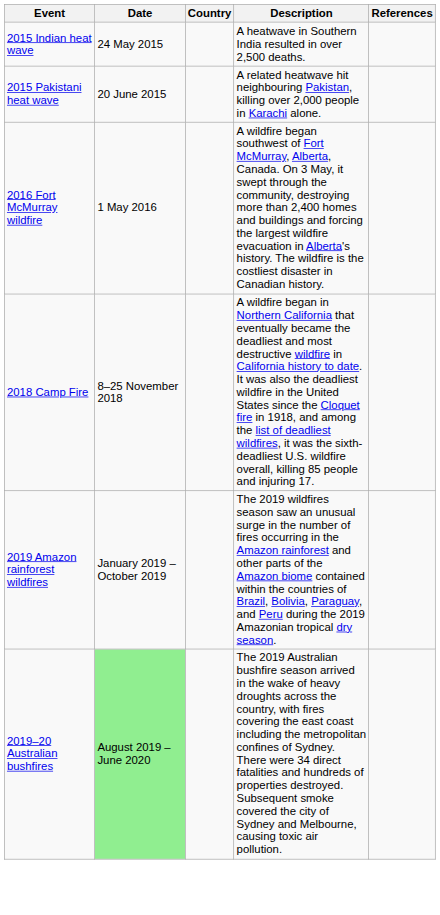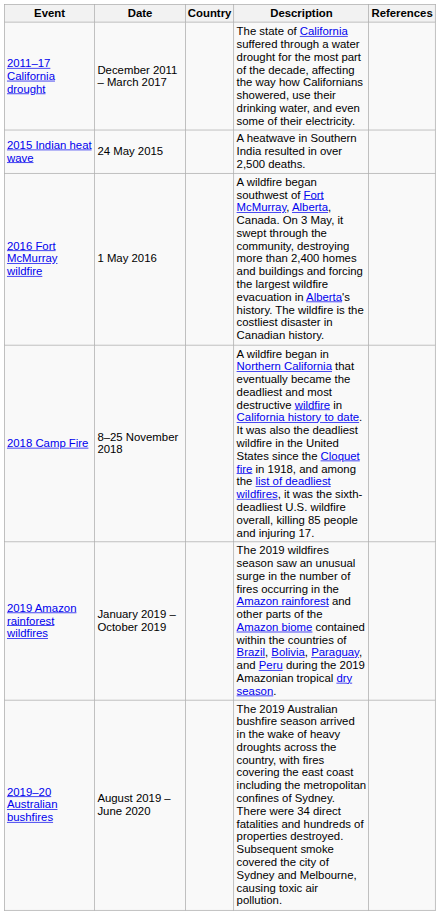+ row: (31, 76)
- row: (44, 94)
(134, 754) lightgreen background -> (134, 805) no background
